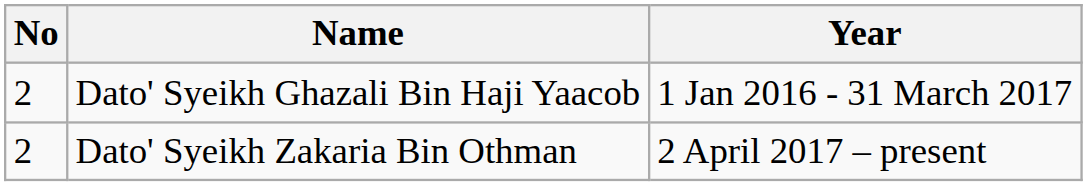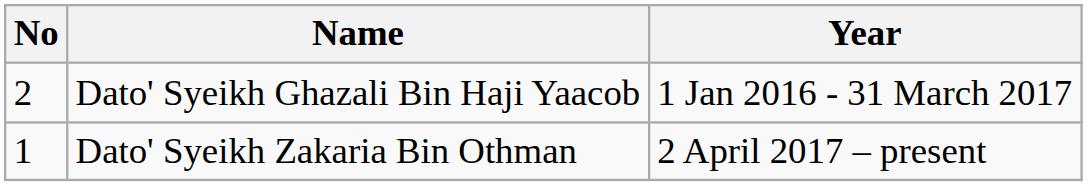(23, 150) 2 -> (23, 150) 1
